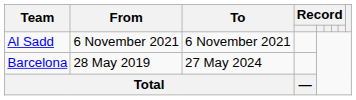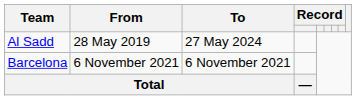(126, 42) 6 November 2021 -> (112, 42) 28 May 2019
(238, 42) 6 November 2021 -> (223, 42) 27 May 2024
(112, 63) 28 May 2019 -> (126, 63) 6 November 2021
(223, 63) 27 May 2024 -> (238, 63) 6 November 2021
